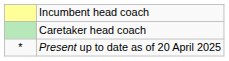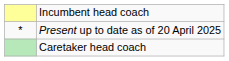rows swapped: (93, 30) <-> (130, 47)
